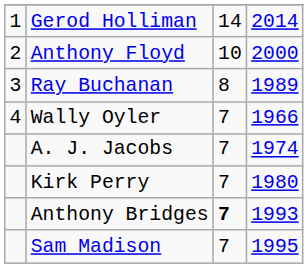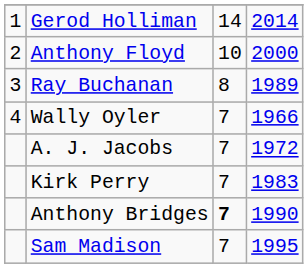(275, 150) 1974 -> (275, 150) 1972
(275, 182) 1980 -> (275, 182) 1983
(275, 214) 1993 -> (275, 214) 1990
